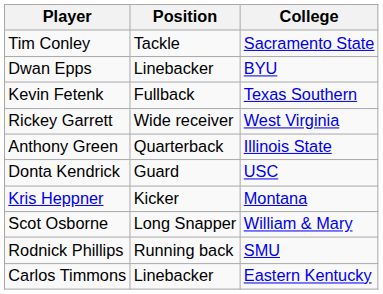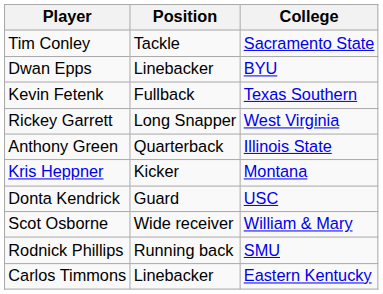(184, 120) Wide receiver -> (185, 120) Long Snapper
rows swapped: (56, 198) <-> (64, 172)
(185, 224) Long Snapper -> (184, 224) Wide receiver
